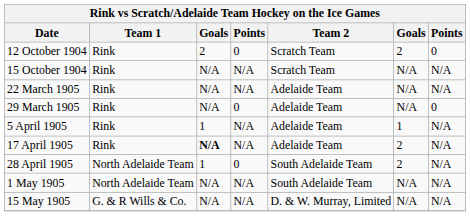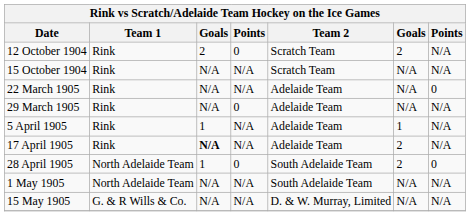(434, 51) 0 -> (441, 51) N/A
(441, 88) N/A -> (434, 88) 0
(434, 107) 0 -> (441, 107) N/A
(441, 164) N/A -> (434, 164) 0
